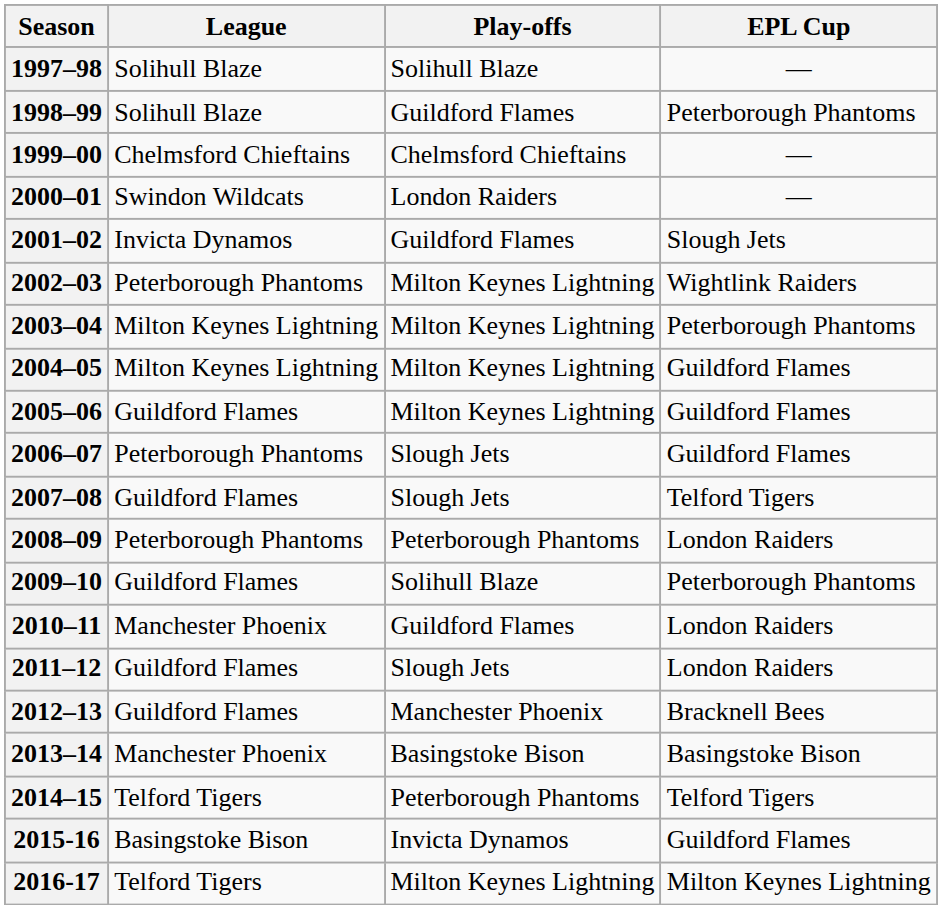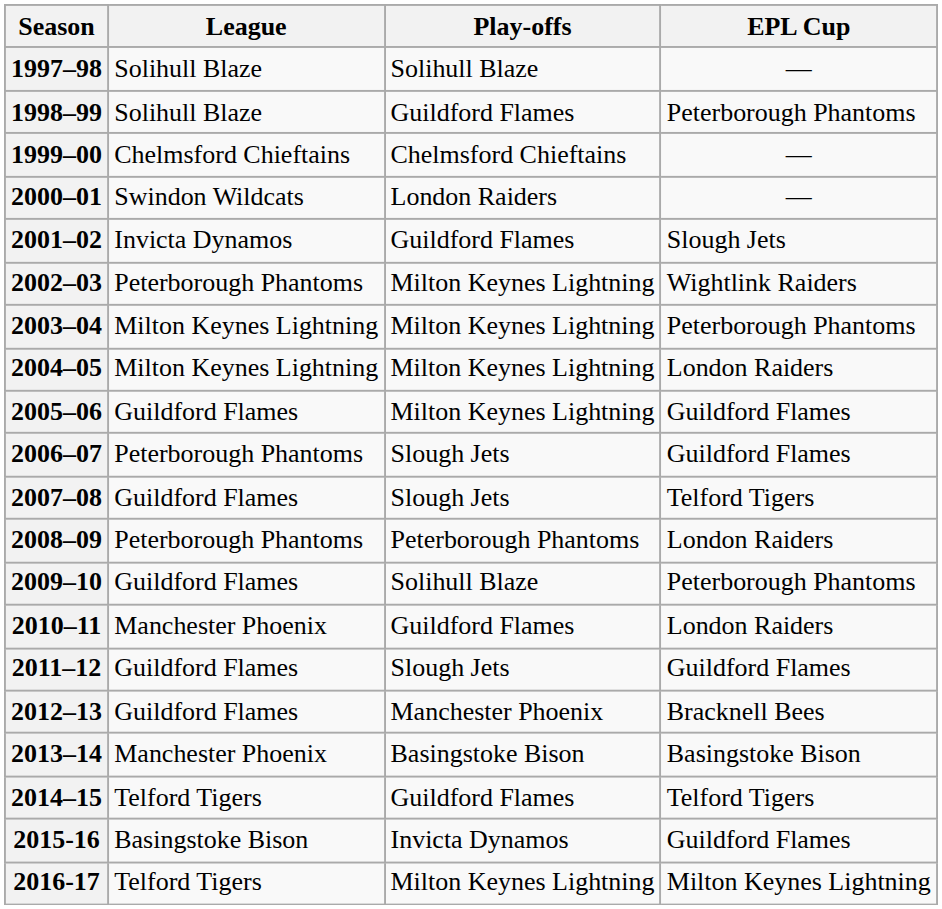(759, 368) Guildford Flames -> (750, 368) London Raiders
(750, 668) London Raiders -> (759, 668) Guildford Flames
(515, 796) Peterborough Phantoms -> (482, 796) Guildford Flames
